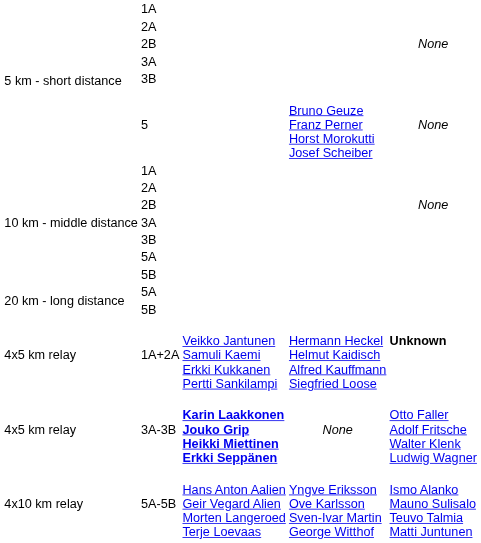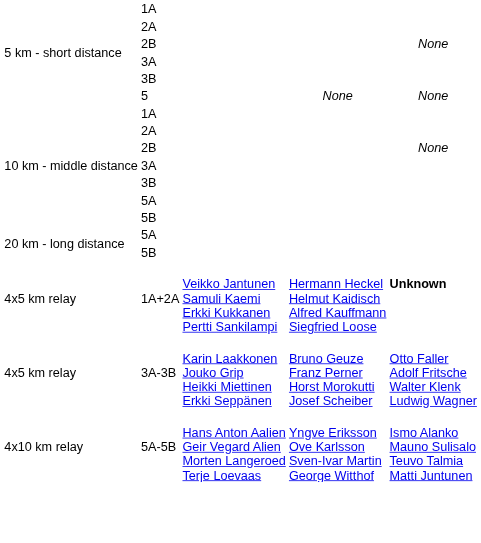(332, 132) Bruno Geuze Franz Perner Horst Morokutti Josef Scheiber -> (338, 96) None
(233, 436) bold -> (230, 380) normal
(338, 429) None -> (332, 380) Bruno Geuze Franz Perner Horst Morokutti Josef Scheiber
